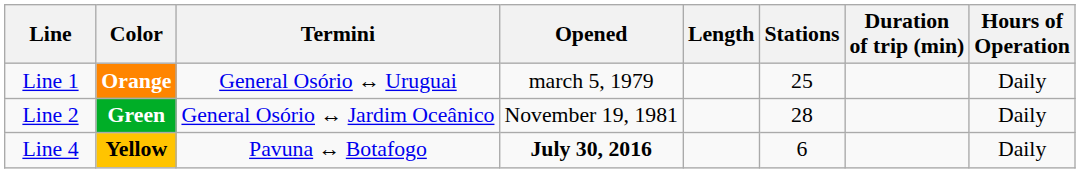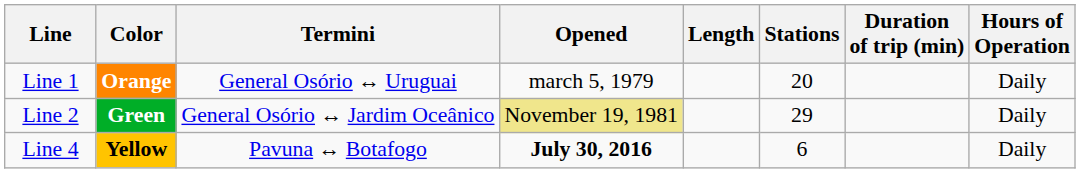(802, 80) 25 -> (802, 80) 20
(591, 115) no background -> (591, 115) khaki background
(802, 115) 28 -> (802, 115) 29
